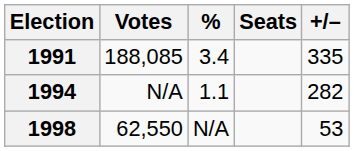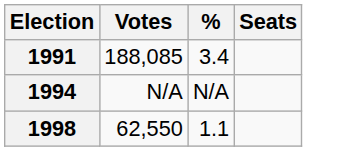- column: (325, 21)
(214, 92) 1.1 -> (211, 92) N/A
(211, 127) N/A -> (214, 127) 1.1
